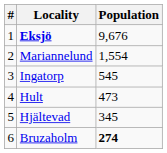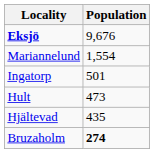- column: (11, 14)
(108, 76) 545 -> (96, 76) 501
(108, 117) 345 -> (96, 117) 435
